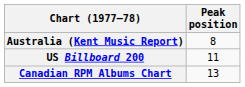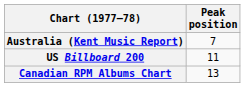(213, 41) 8 -> (213, 41) 7
